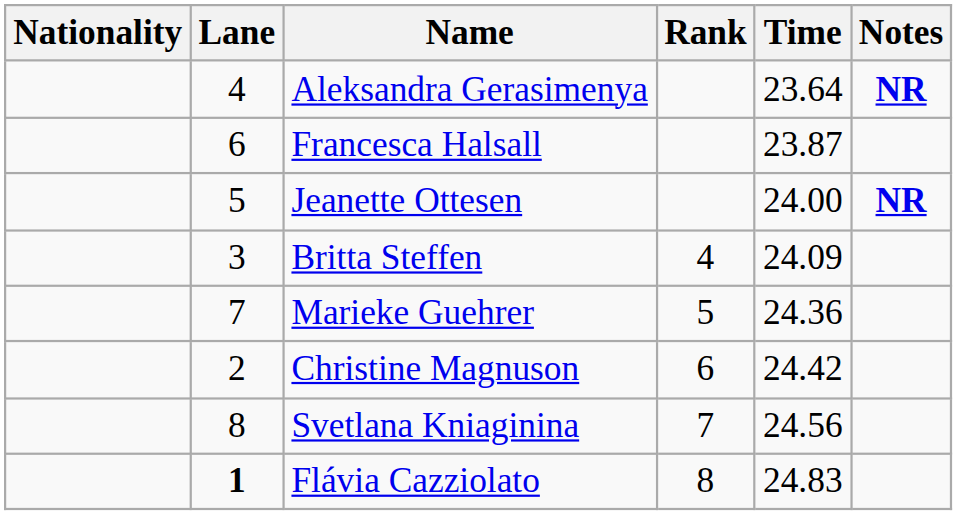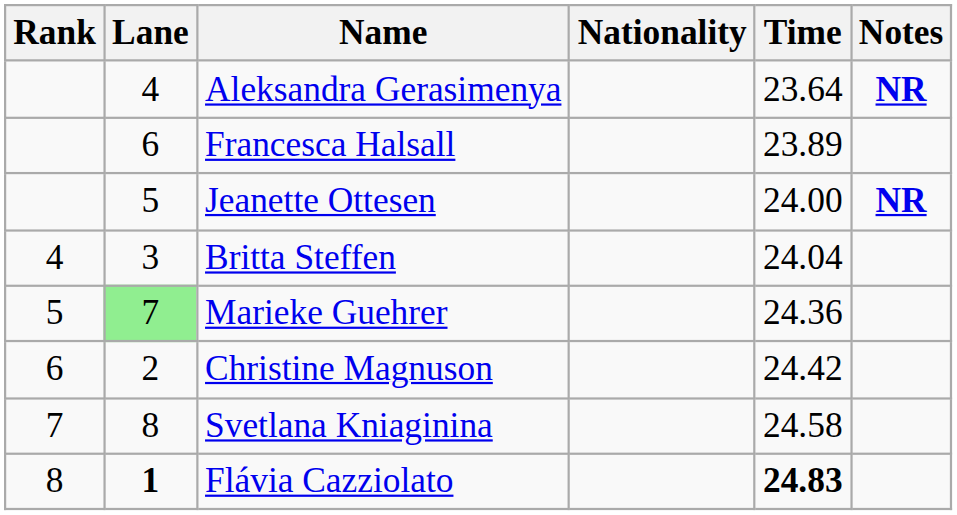columns swapped: (705, 32) <-> (98, 32)
(803, 144) 23.87 -> (803, 144) 23.89
(803, 256) 24.09 -> (803, 256) 24.04
(237, 312) no background -> (150, 312) lightgreen background
(803, 425) 24.56 -> (803, 425) 24.58
(803, 481) normal -> (803, 481) bold
